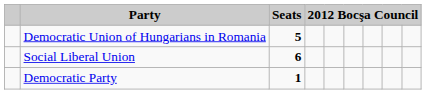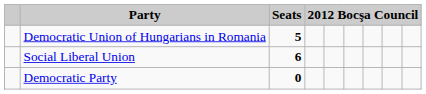(298, 78) 1 -> (298, 78) 0
